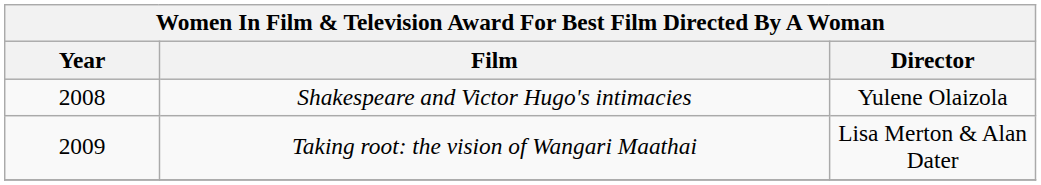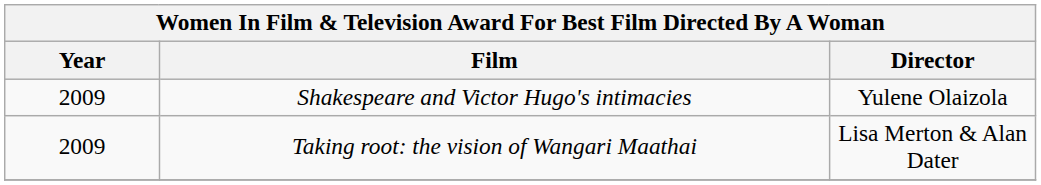(82, 97) 2008 -> (82, 97) 2009
